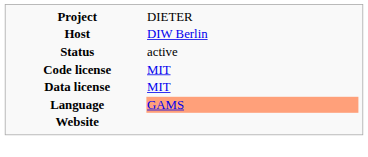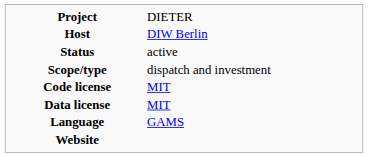+ row: (77, 69)
(166, 105) lightsalmon background -> (166, 122) no background
